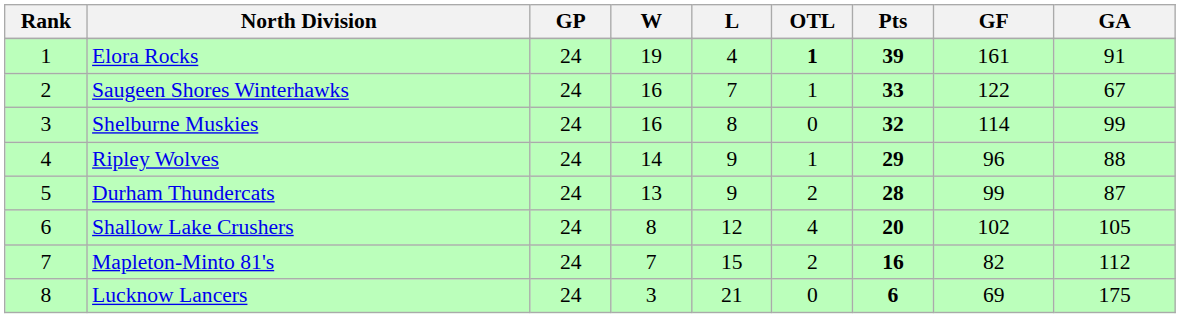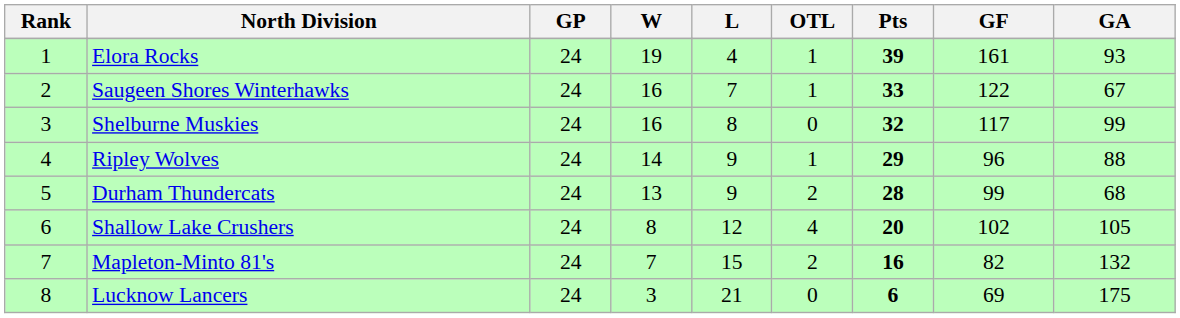(812, 55) bold -> (812, 55) normal
(1115, 55) 91 -> (1115, 55) 93
(994, 124) 114 -> (994, 124) 117
(1115, 192) 87 -> (1115, 192) 68
(1115, 261) 112 -> (1115, 261) 132
